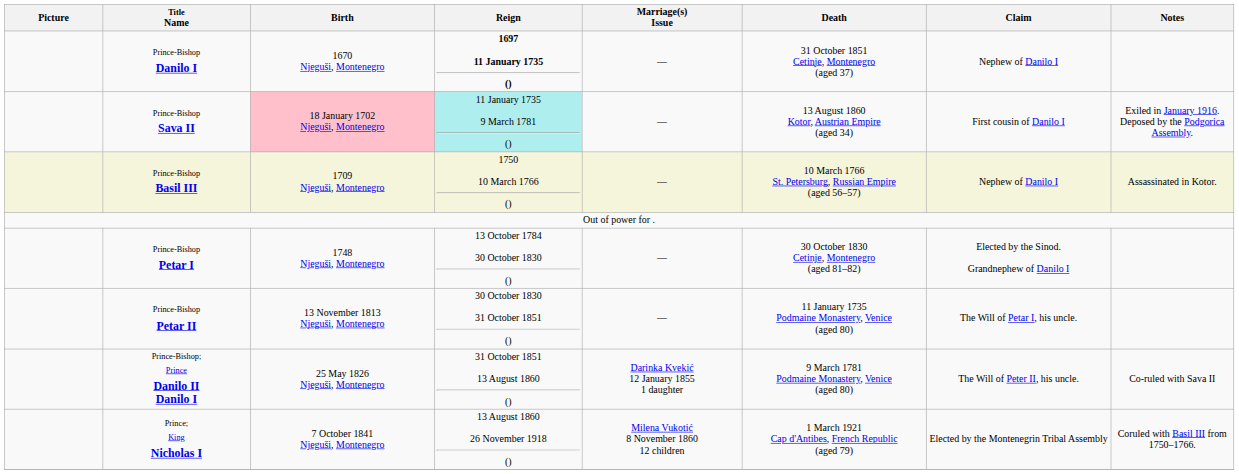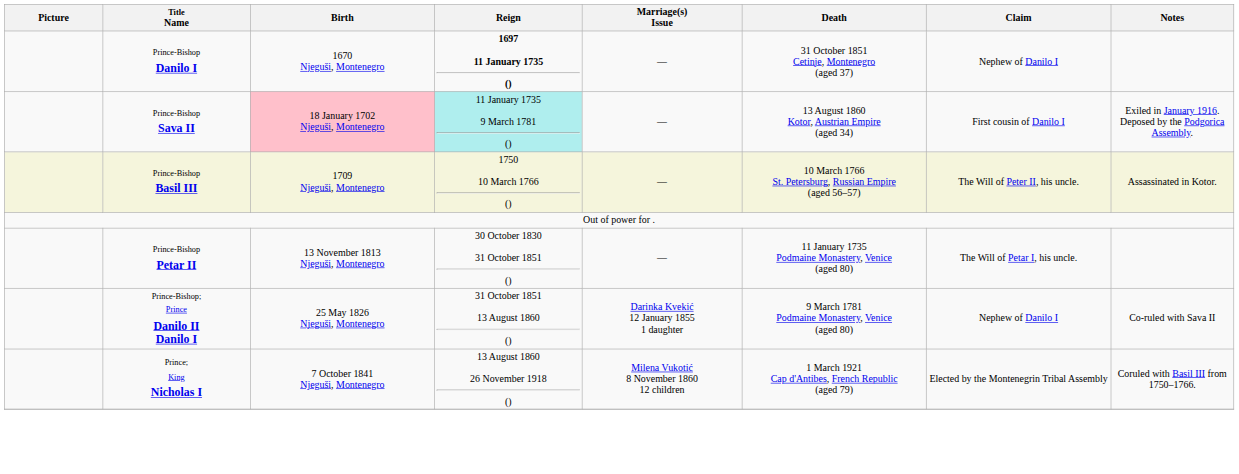(1019, 182) Nephew of Danilo I -> (1019, 182) The Will of Peter II, his uncle.
- row: (176, 258)
(1019, 379) The Will of Peter II, his uncle. -> (1019, 318) Nephew of Danilo I
